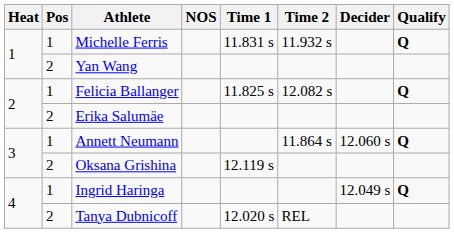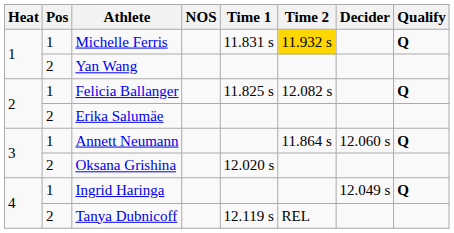(307, 41) no background -> (307, 41) gold background
(249, 165) 12.119 s -> (249, 165) 12.020 s
(249, 215) 12.020 s -> (249, 215) 12.119 s
